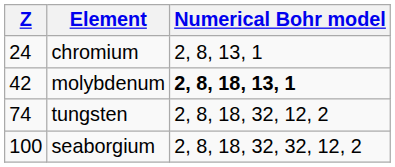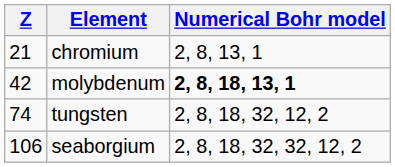(20, 51) 24 -> (20, 51) 21
(26, 146) 100 -> (26, 146) 106
